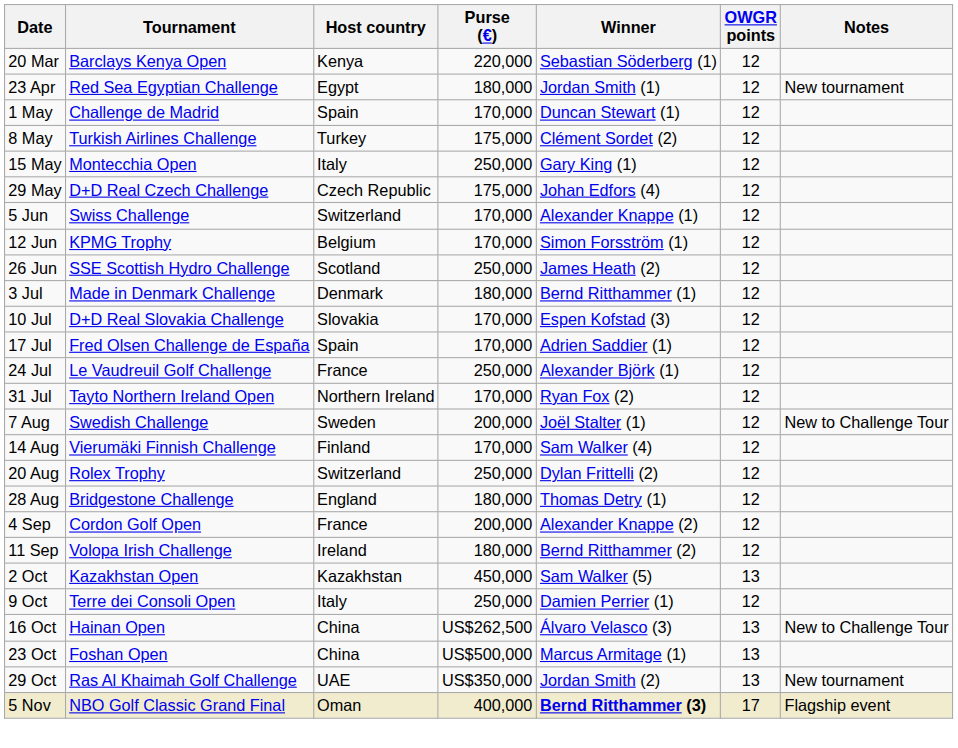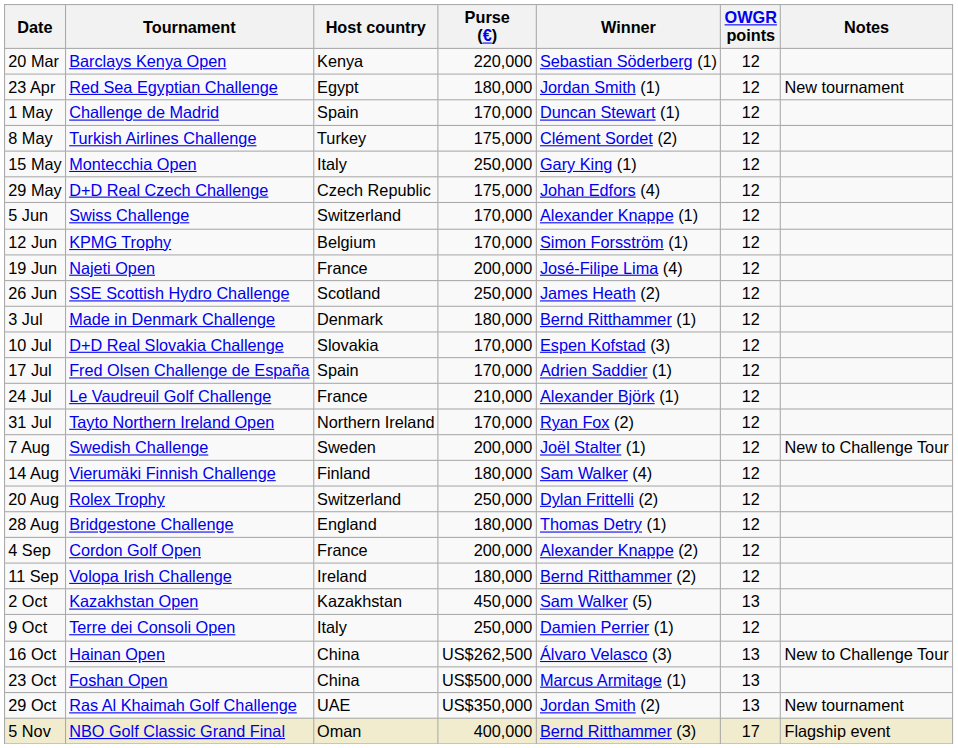+ row: (33, 268)
(503, 370) 250,000 -> (503, 396) 210,000
(503, 448) 170,000 -> (503, 473) 180,000
(623, 705) bold -> (618, 731) normal
